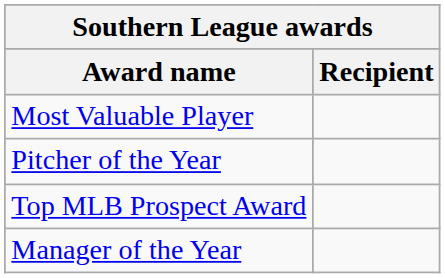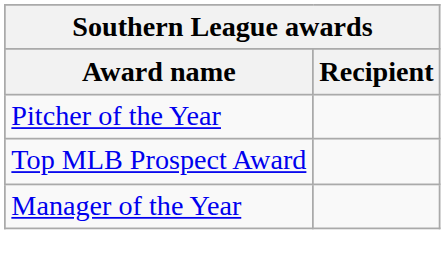- row: (132, 116)
